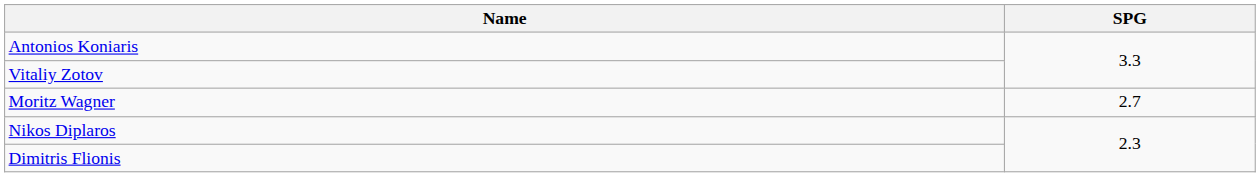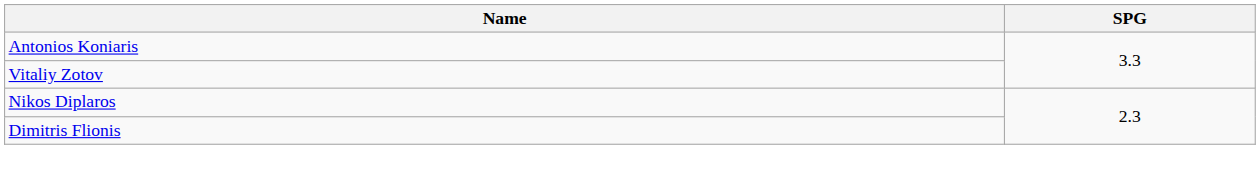- row: (62, 102)
